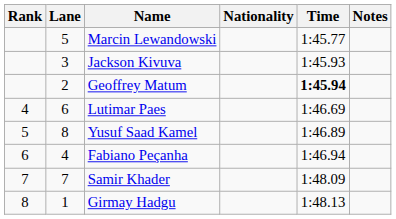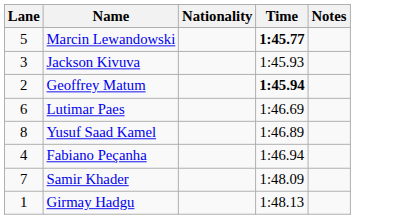- column: (25, 16)
(323, 39) normal -> (282, 39) bold
